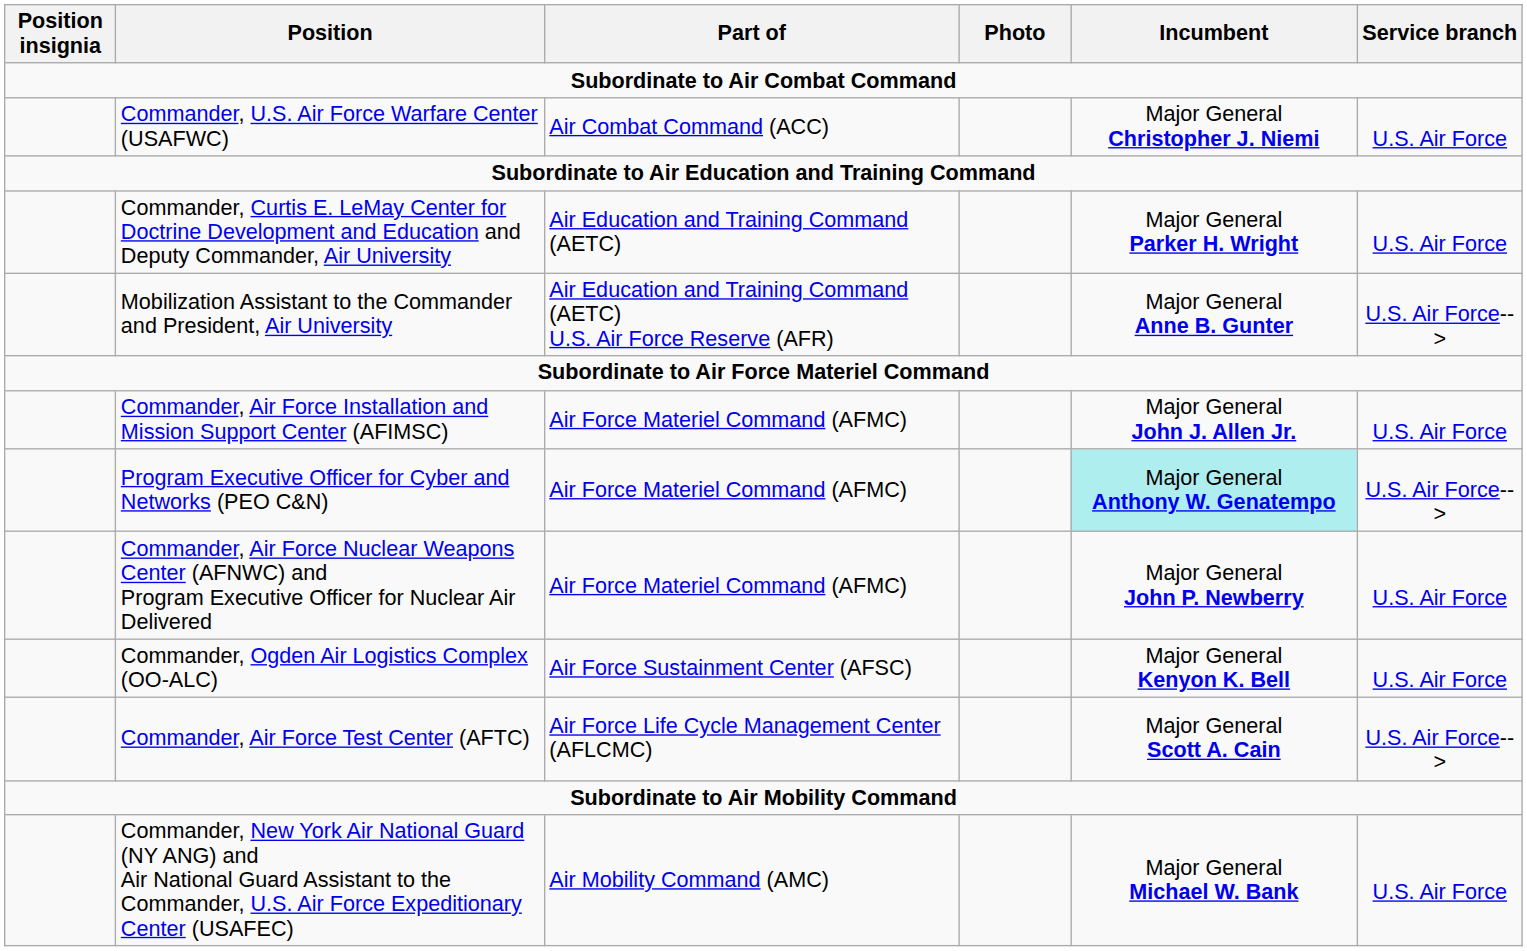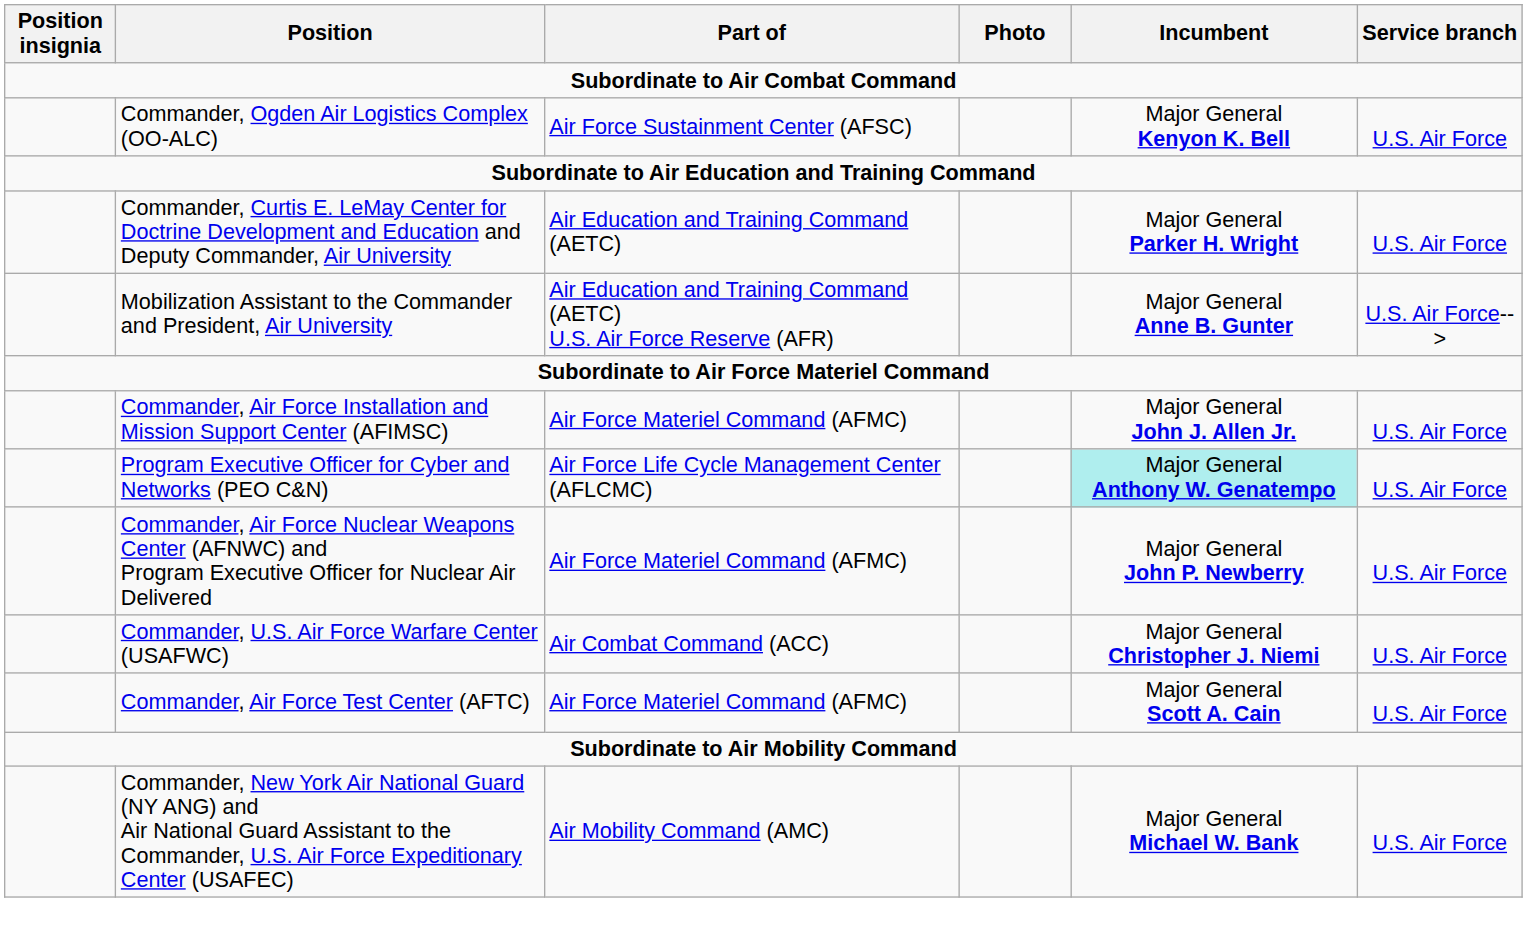rows swapped: (329, 126) <-> (324, 667)
(728, 490) Air Force Materiel Command (AFMC) -> (745, 477) Air Force Life Cycle Management Center (AFLCMC)
(1440, 502) U.S. Air Force--> -> (1440, 490) U.S. Air Force
(745, 738) Air Force Life Cycle Management Center (AFLCMC) -> (728, 702) Air Force Materiel Command (AFMC)
(1440, 750) U.S. Air Force--> -> (1440, 714) U.S. Air Force
